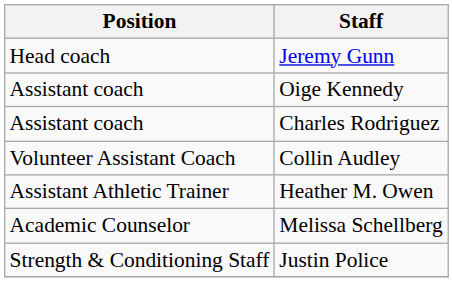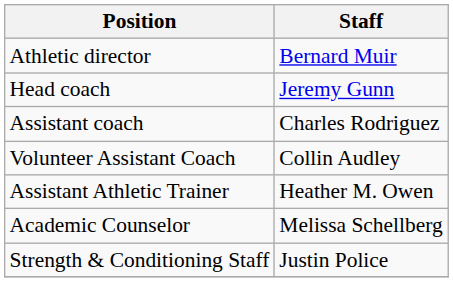+ row: (338, 55)
- row: (342, 89)
